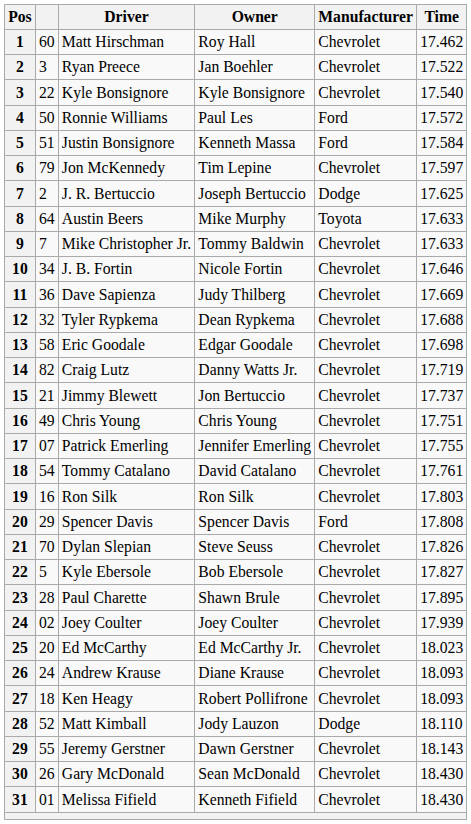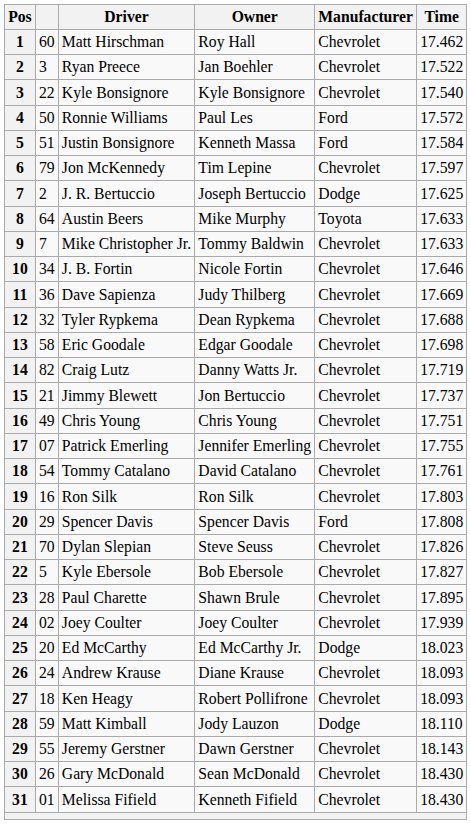(349, 648) Chevrolet -> (339, 648) Dodge
(47, 723) 52 -> (47, 723) 59
